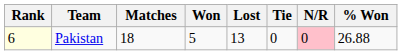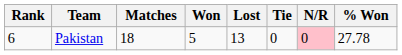(11, 38) lightyellow background -> (11, 38) no background
(354, 38) 26.88 -> (354, 38) 27.78
